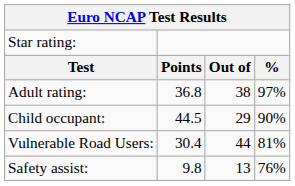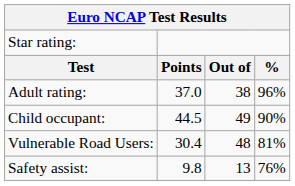(188, 93) 36.8 -> (188, 93) 37.0
(272, 93) 97% -> (272, 93) 96%
(243, 118) 29 -> (243, 118) 49
(243, 143) 44 -> (243, 143) 48
